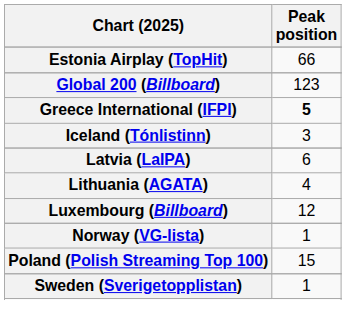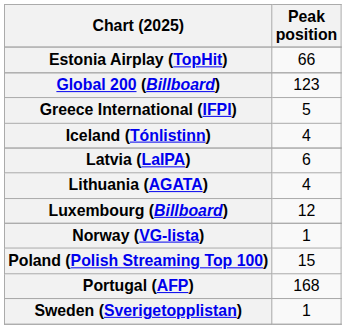(306, 110) bold -> (306, 110) normal
(306, 135) 3 -> (306, 135) 4
+ row: (138, 286)
